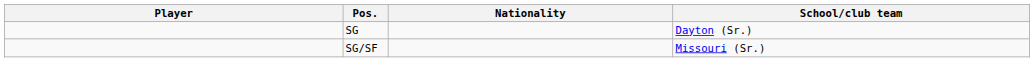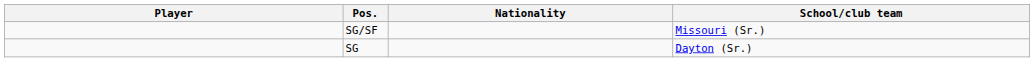rows swapped: (352, 30) <-> (362, 48)
